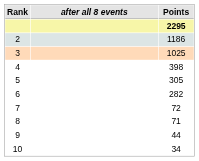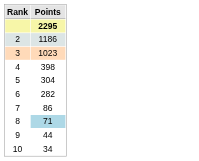- column: (94, 12)
(176, 53) 1025 -> (48, 53) 1023
(176, 81) 305 -> (48, 81) 304
(176, 108) 72 -> (48, 108) 86
(176, 121) no background -> (48, 121) lightblue background
